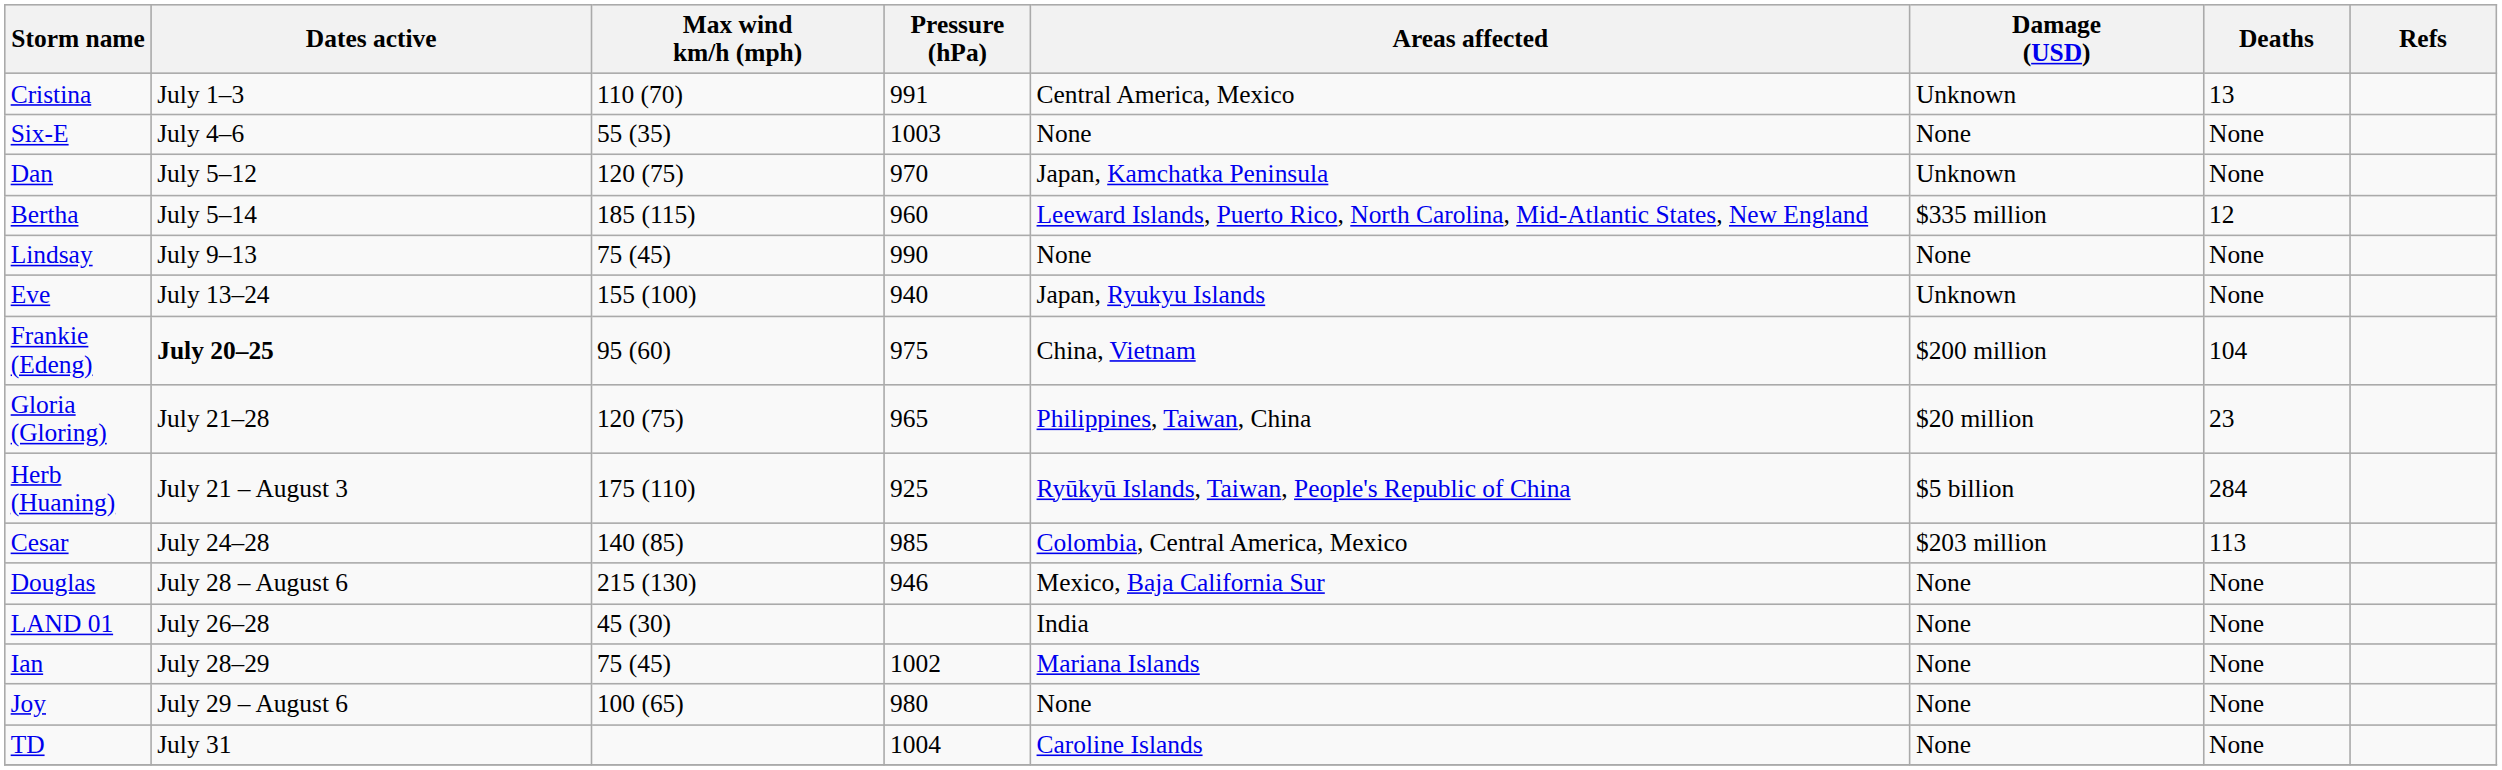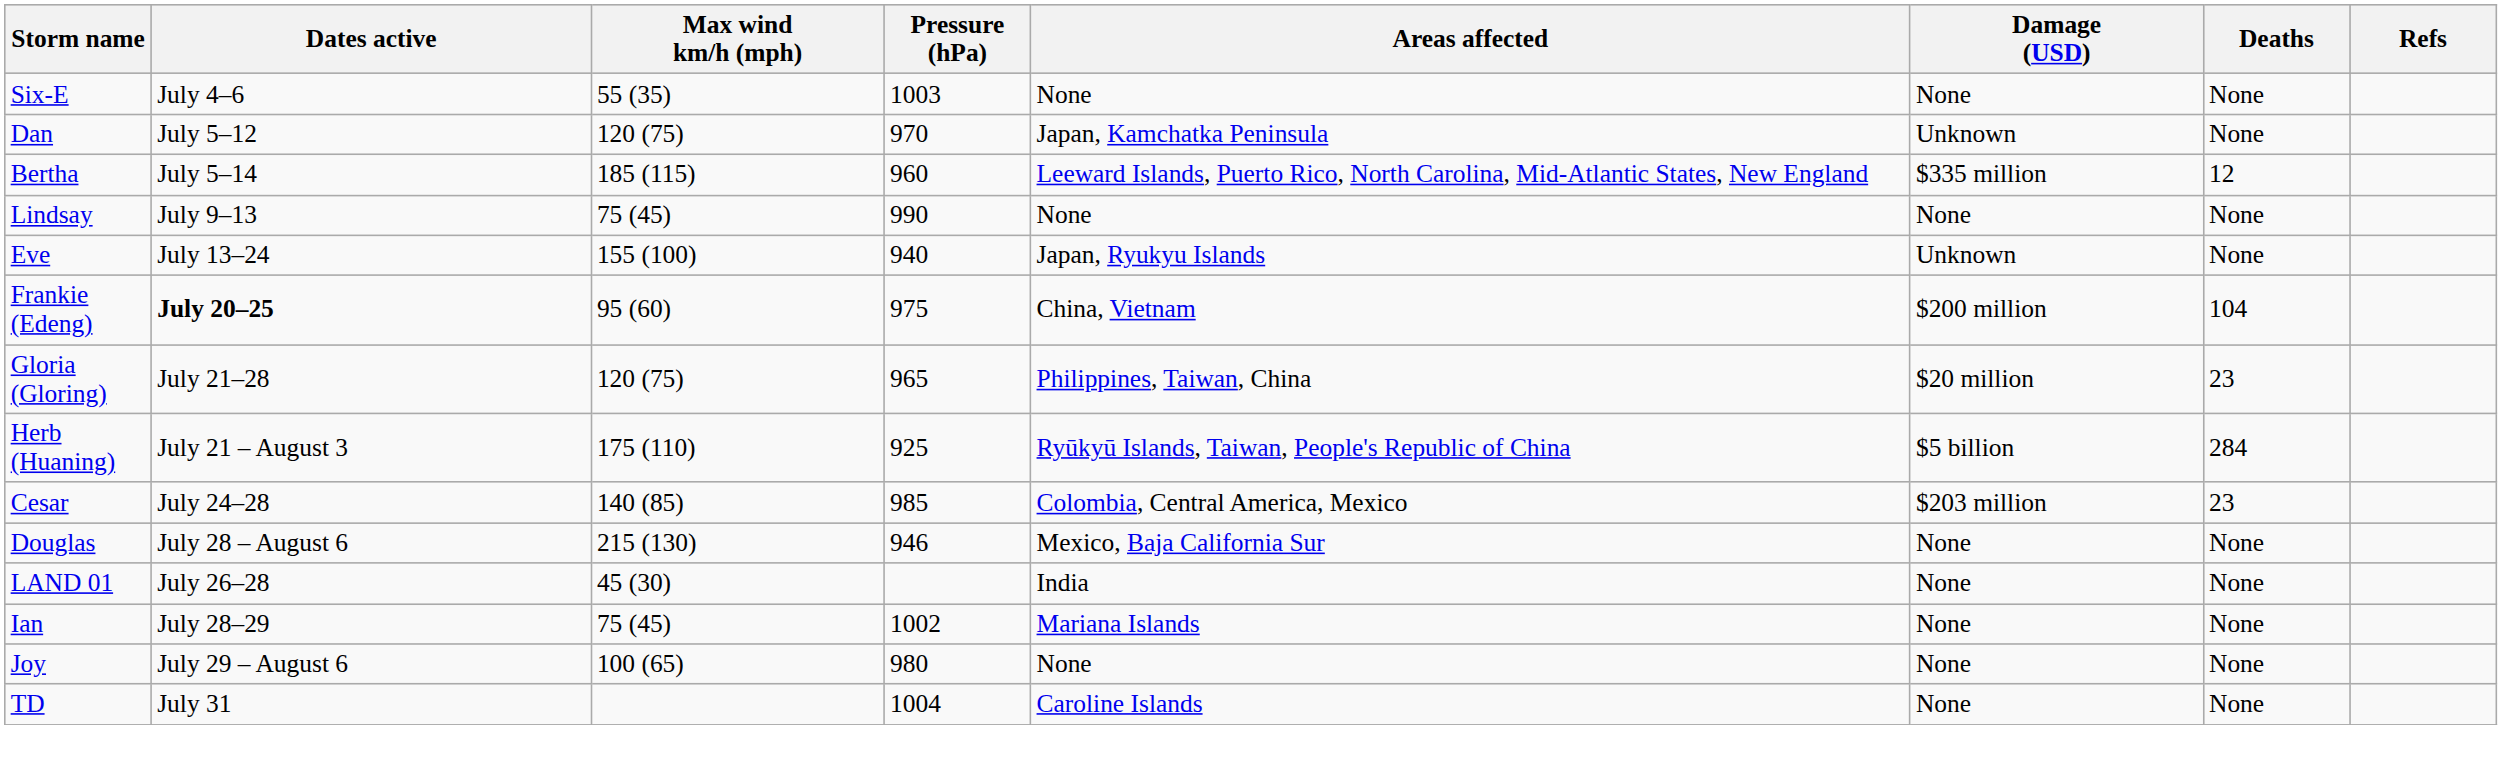- row: (51, 93)
(2228, 542) 113 -> (2222, 502) 23
